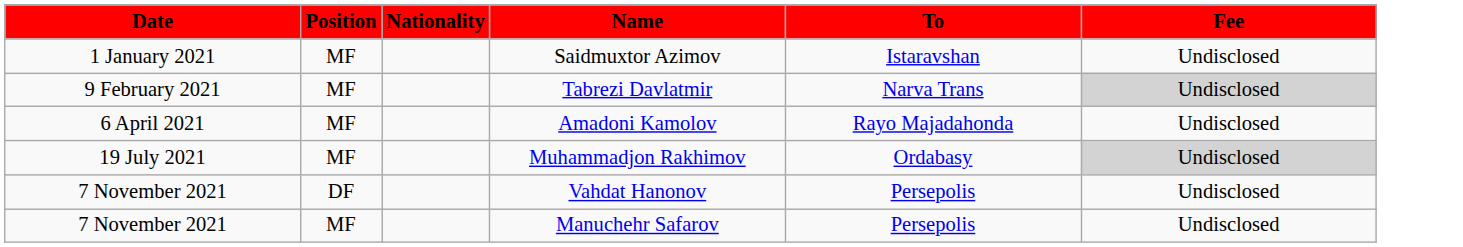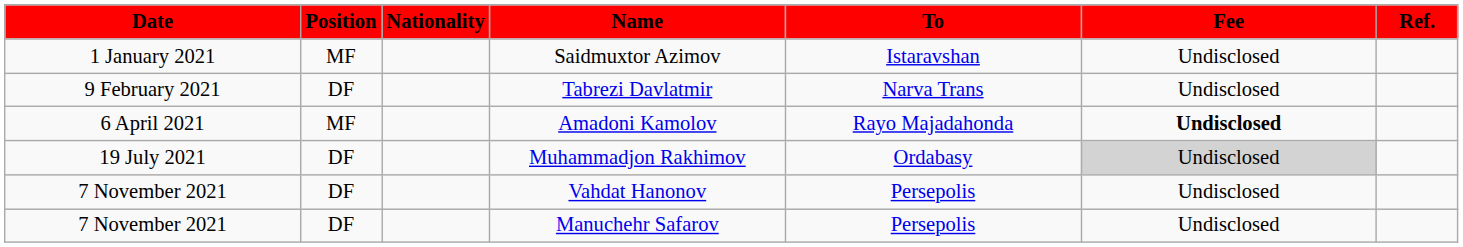+ column: (1417, 21)
(341, 89) MF -> (341, 89) DF
(1229, 89) lightgrey background -> (1229, 89) no background
(1229, 123) normal -> (1229, 123) bold
(341, 157) MF -> (341, 157) DF
(341, 225) MF -> (341, 225) DF
